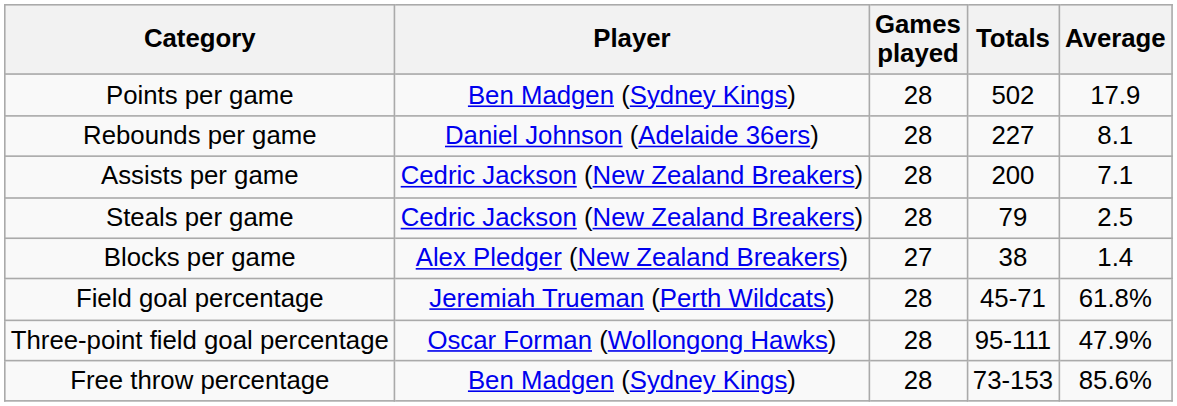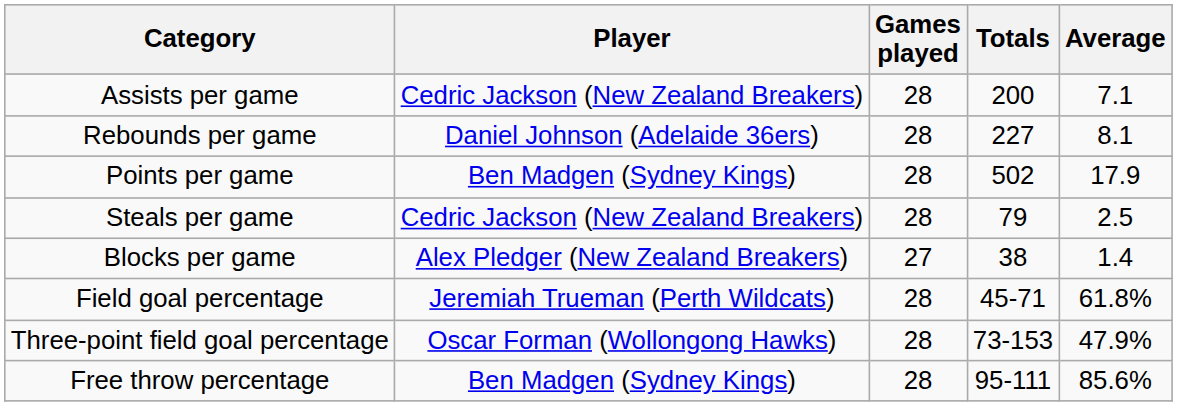rows swapped: (200, 94) <-> (200, 176)
(1013, 339) 95-111 -> (1013, 339) 73-153
(1013, 380) 73-153 -> (1013, 380) 95-111
